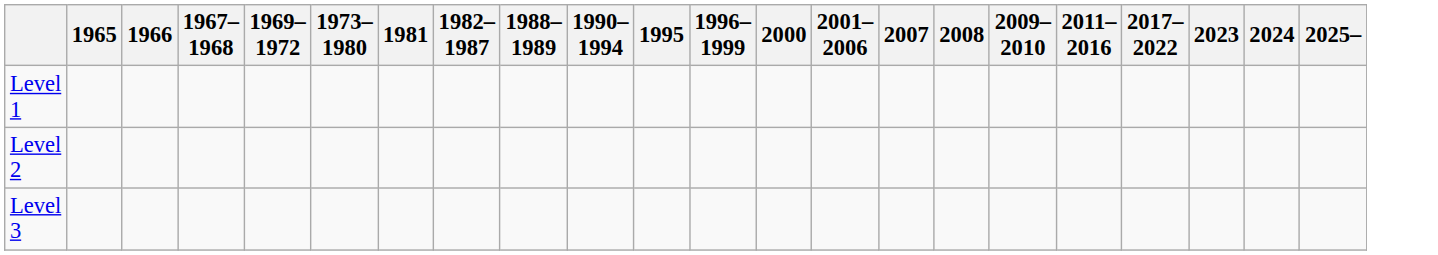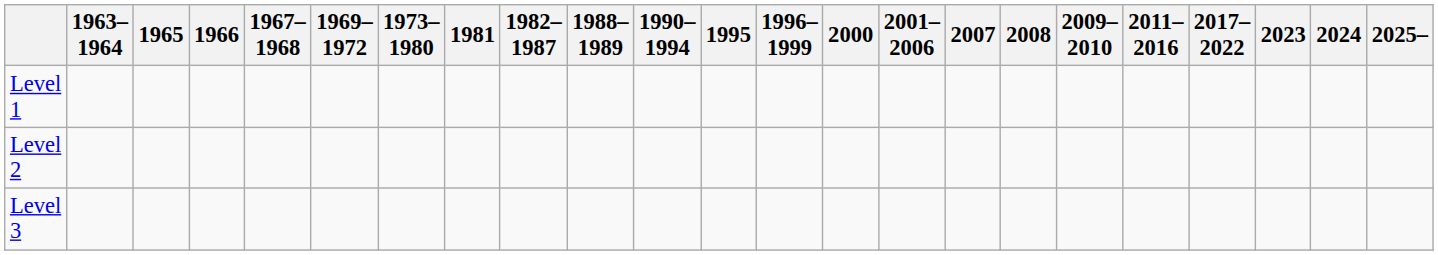+ column: (100, 35)
